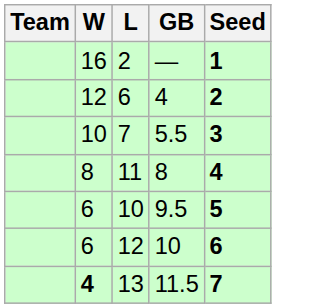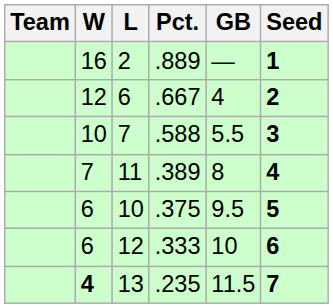+ column: (178, 23)
(87, 172) 8 -> (87, 172) 7
